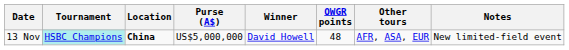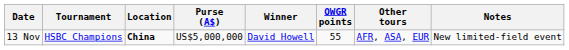(84, 38) paleturquoise background -> (84, 38) no background
(335, 38) 48 -> (335, 38) 55
